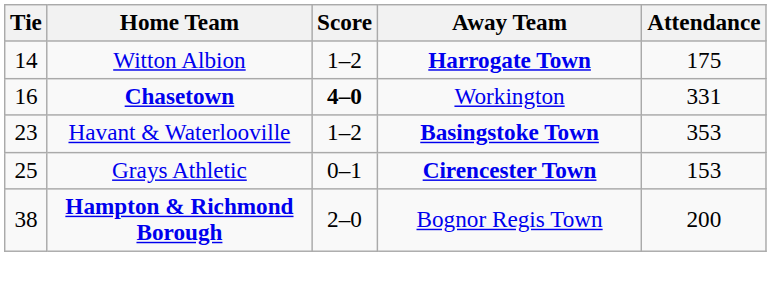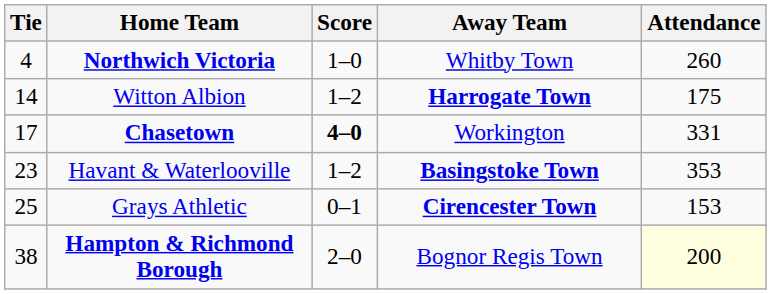+ row: (179, 59)
(26, 96) 16 -> (26, 133) 17
(704, 219) no background -> (704, 256) lightyellow background
